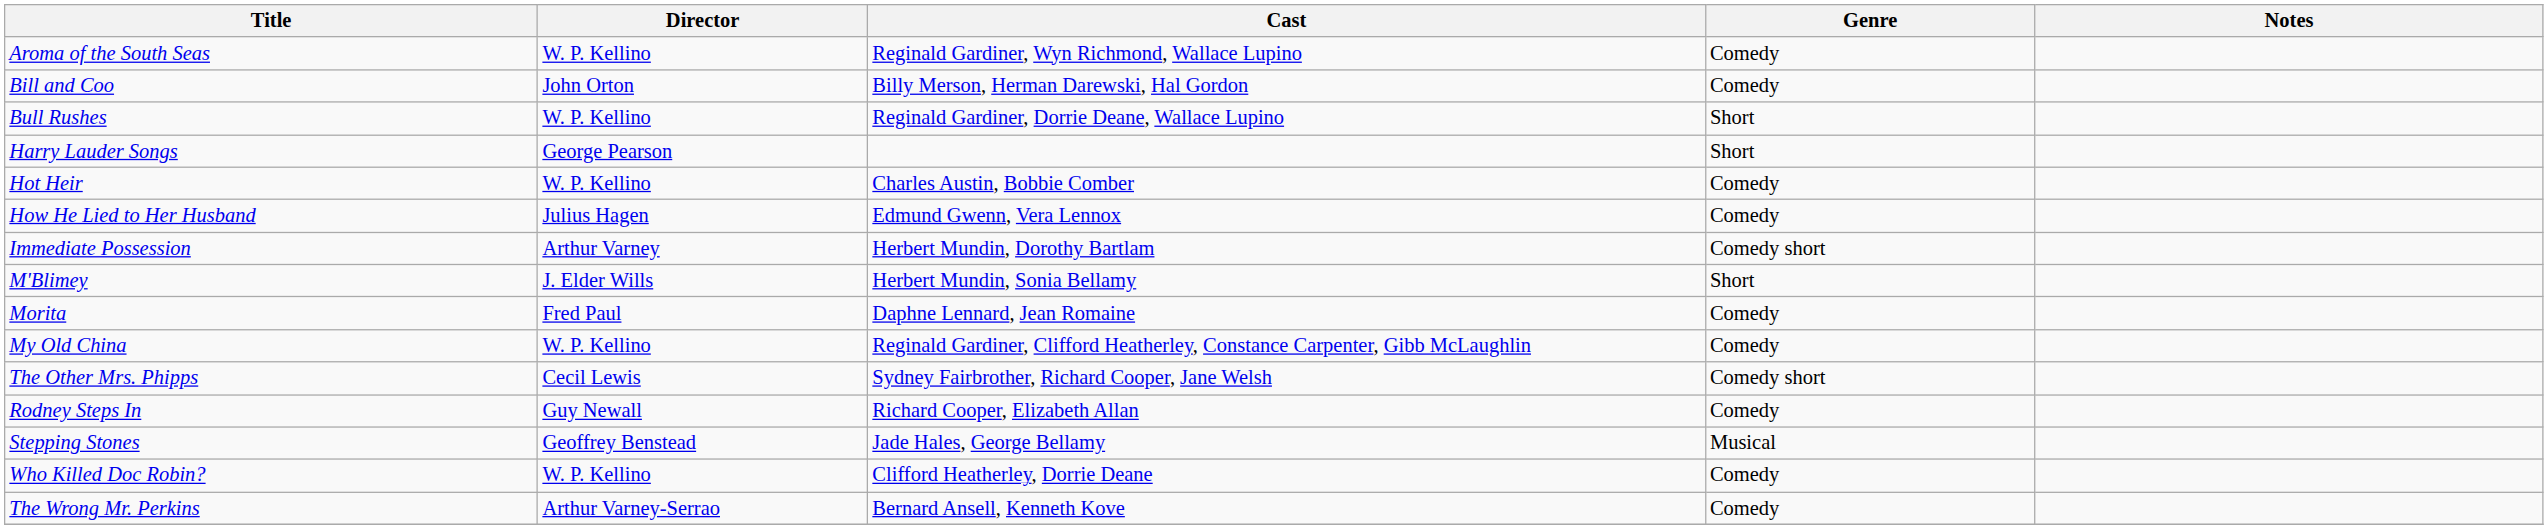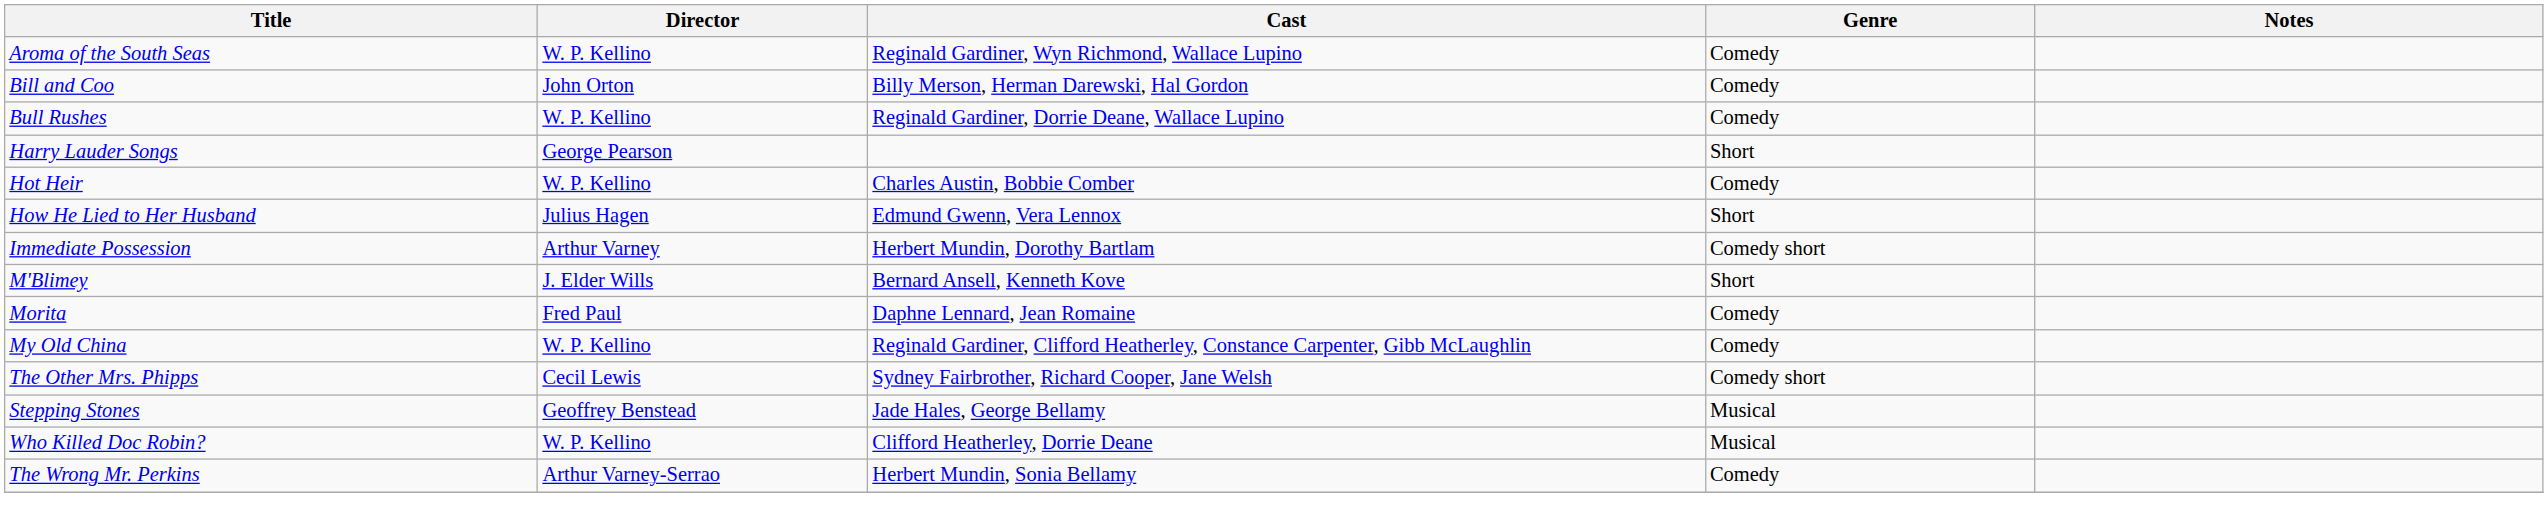(1732, 118) Short -> (1745, 118) Comedy
(1745, 215) Comedy -> (1732, 215) Short
(1004, 280) Herbert Mundin, Sonia Bellamy -> (999, 280) Bernard Ansell, Kenneth Kove
- row: (75, 410)
(1745, 475) Comedy -> (1743, 442) Musical
(999, 507) Bernard Ansell, Kenneth Kove -> (1004, 475) Herbert Mundin, Sonia Bellamy
